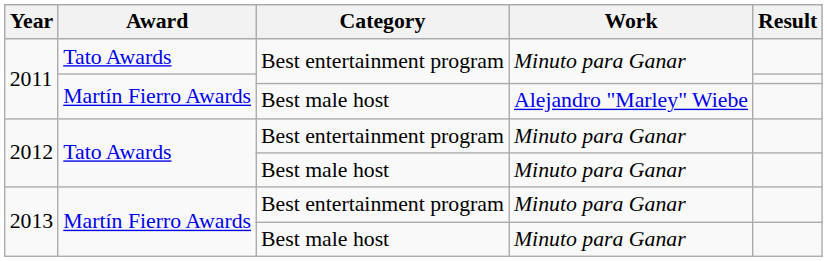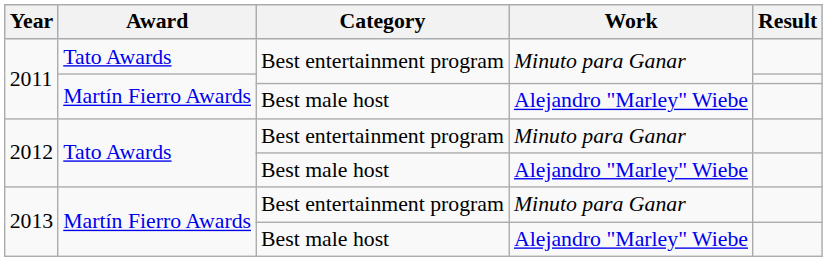(600, 169) Minuto para Ganar -> (631, 169) Alejandro "Marley" Wiebe
(600, 238) Minuto para Ganar -> (631, 238) Alejandro "Marley" Wiebe
